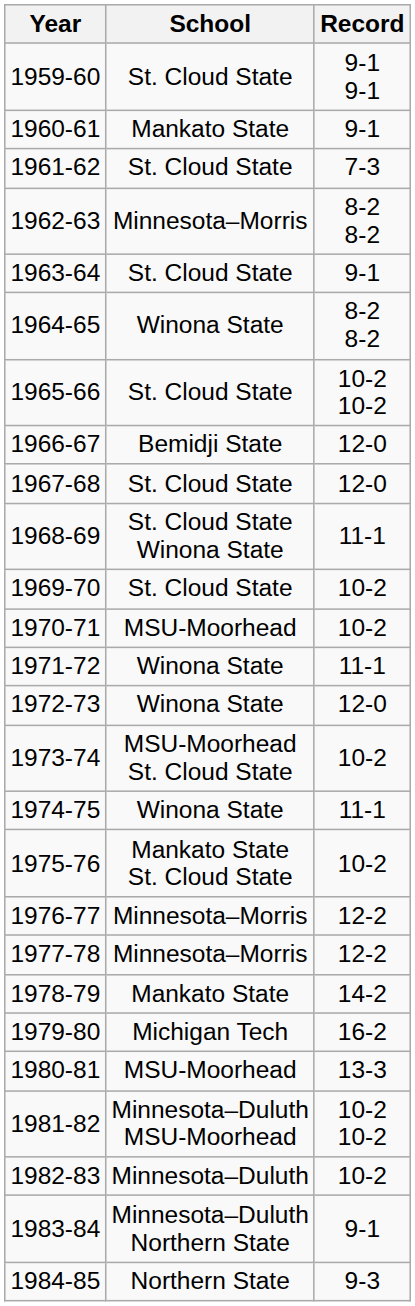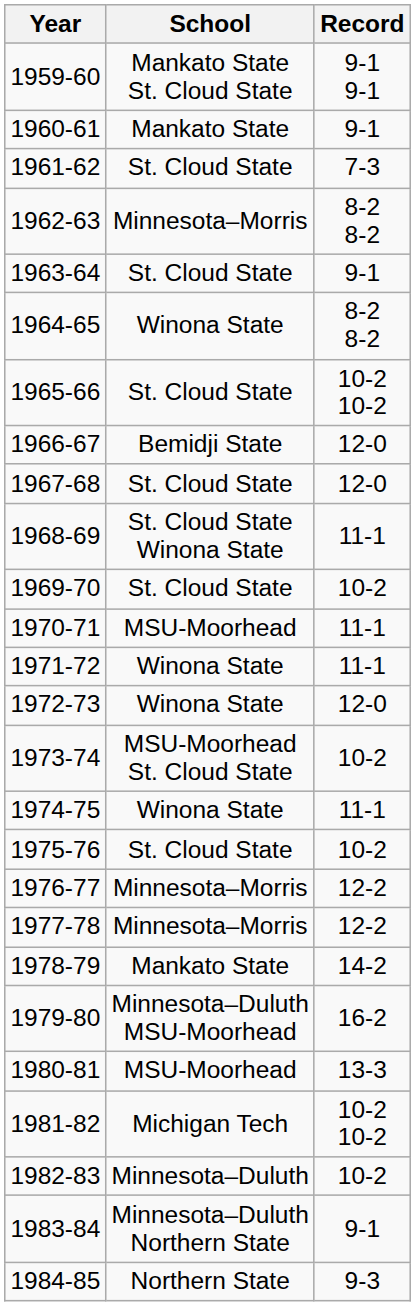(210, 76) St. Cloud State -> (210, 76) Mankato State St. Cloud State
(362, 627) 10-2 -> (362, 627) 11-1
(210, 862) Mankato State St. Cloud State -> (210, 849) St. Cloud State
(210, 1031) Michigan Tech -> (210, 1018) Minnesota–Duluth MSU-Moorhead
(210, 1123) Minnesota–Duluth MSU-Moorhead -> (210, 1123) Michigan Tech
